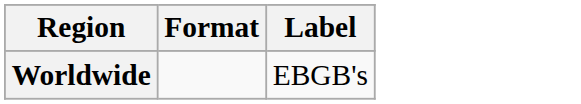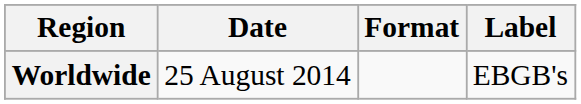+ column: (258, 27)
